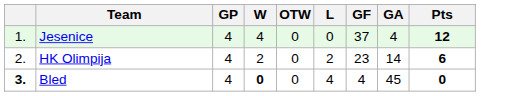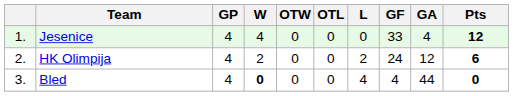+ column: (331, 15)
(362, 36) 37 -> (395, 36) 33
(362, 58) 23 -> (395, 58) 24
(393, 58) 14 -> (427, 58) 12
(20, 79) bold -> (20, 79) normal
(393, 79) 45 -> (427, 79) 44
